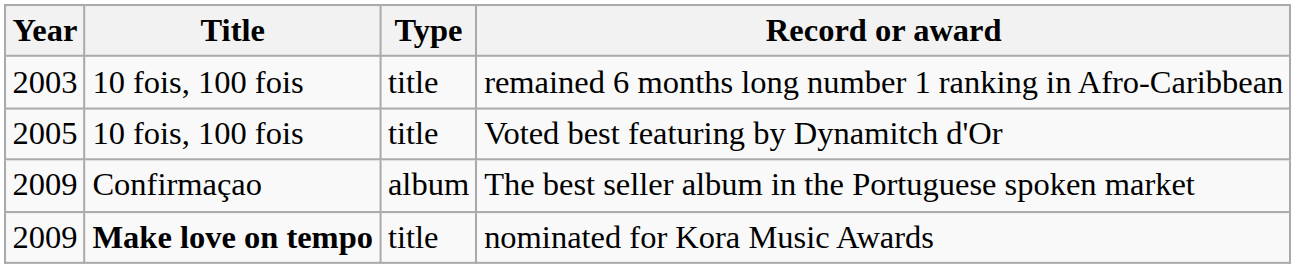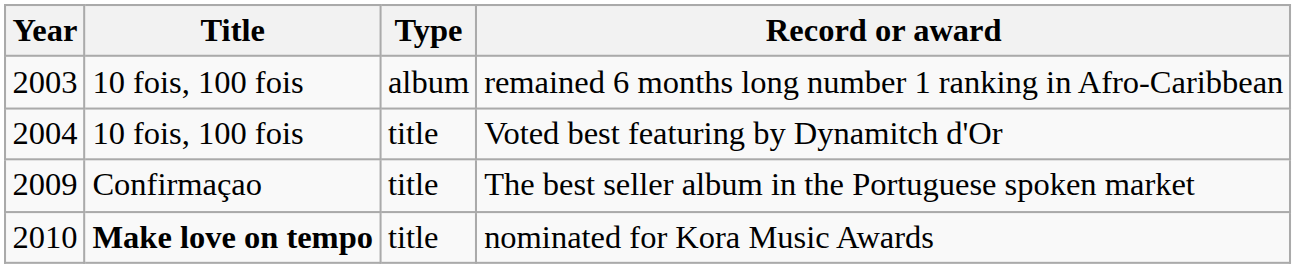(413, 81) title -> (429, 81) album
(45, 133) 2005 -> (45, 133) 2004
(429, 184) album -> (413, 184) title
(45, 236) 2009 -> (45, 236) 2010
